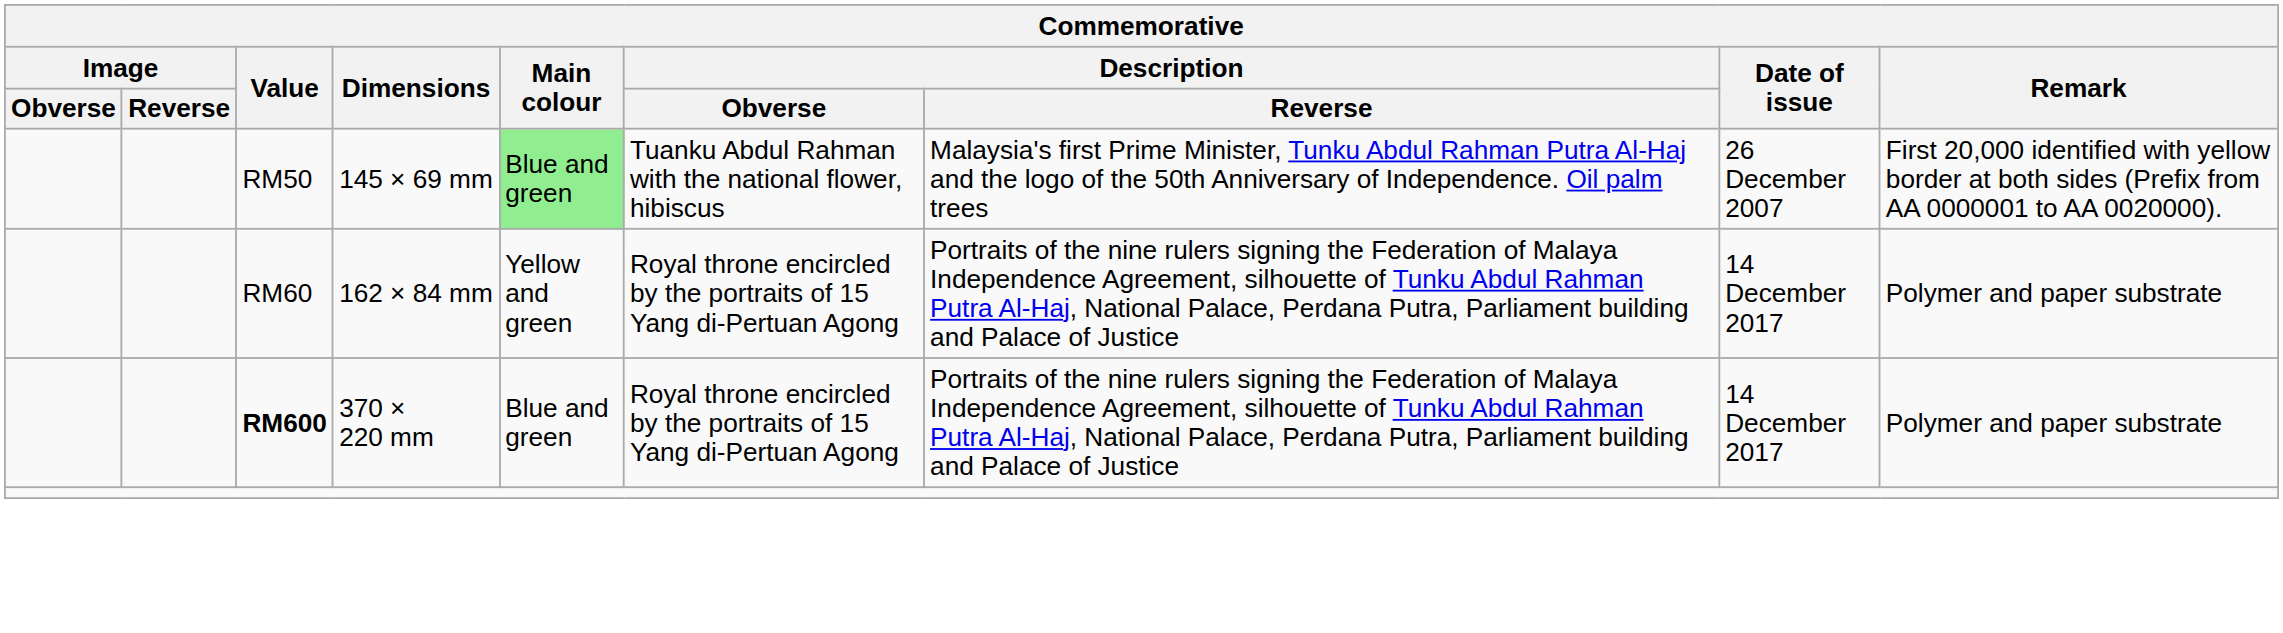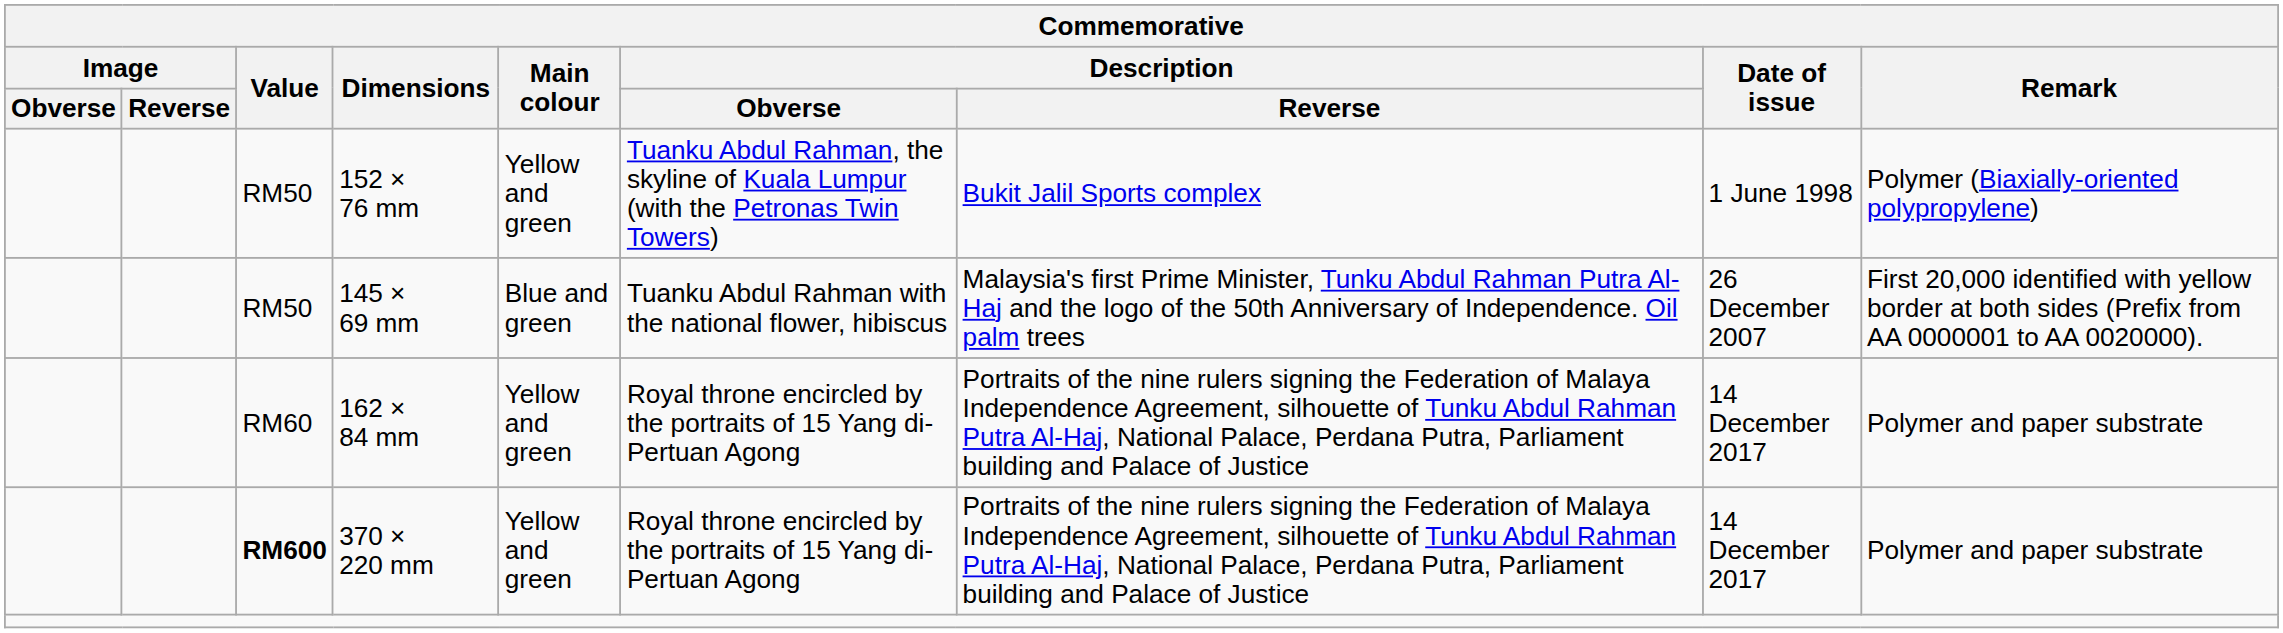+ row: (379, 194)
(557, 179) lightgreen background -> (556, 308) no background
(557, 422) Blue and green -> (542, 551) Yellow and green
